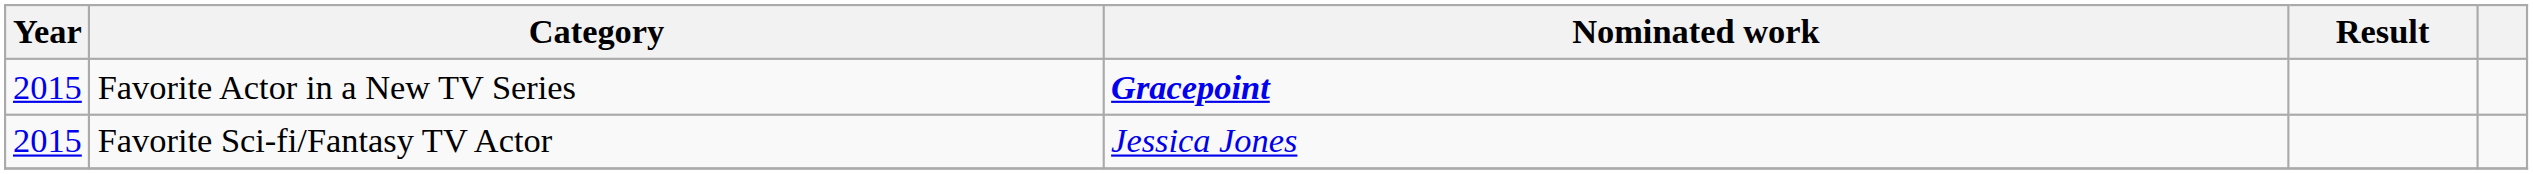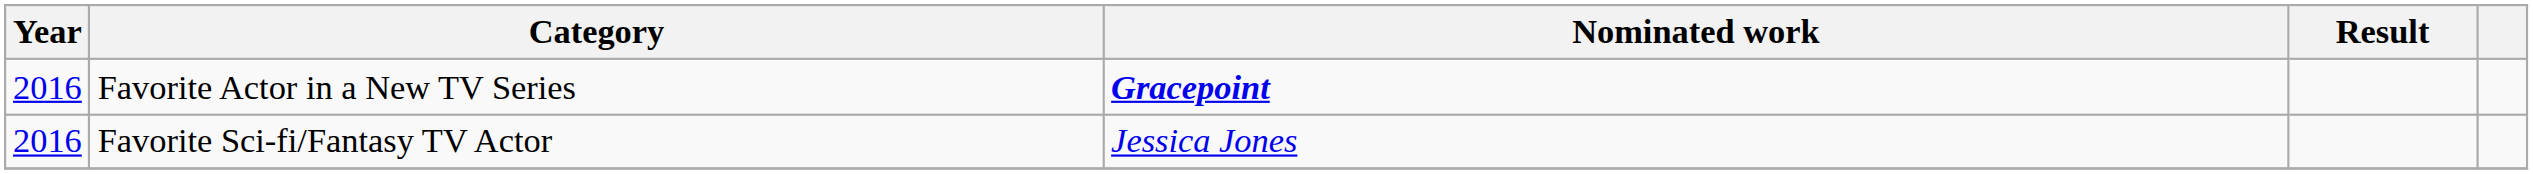(47, 86) 2015 -> (47, 86) 2016
(47, 140) 2015 -> (47, 140) 2016
